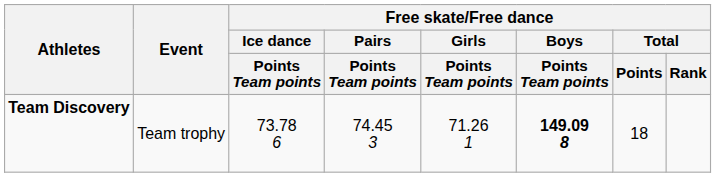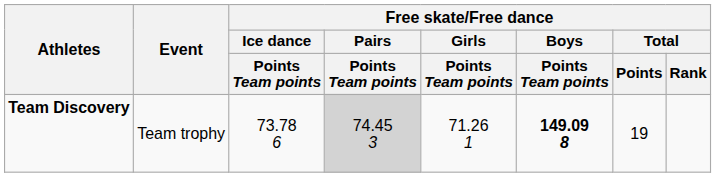(373, 134) no background -> (373, 134) lightgrey background
(639, 134) 18 -> (639, 134) 19
